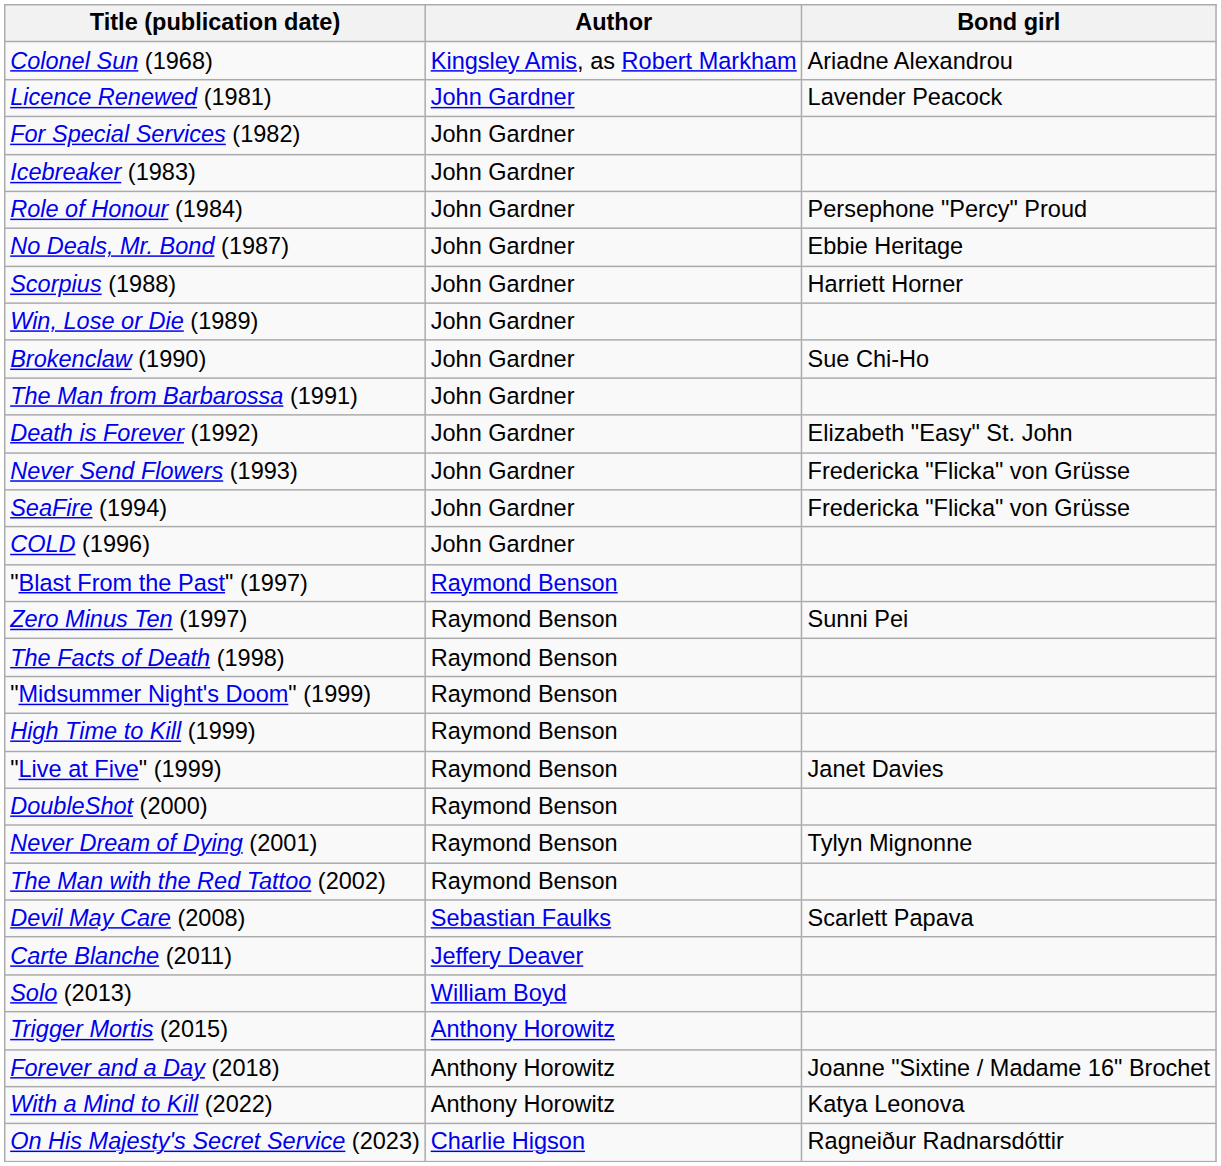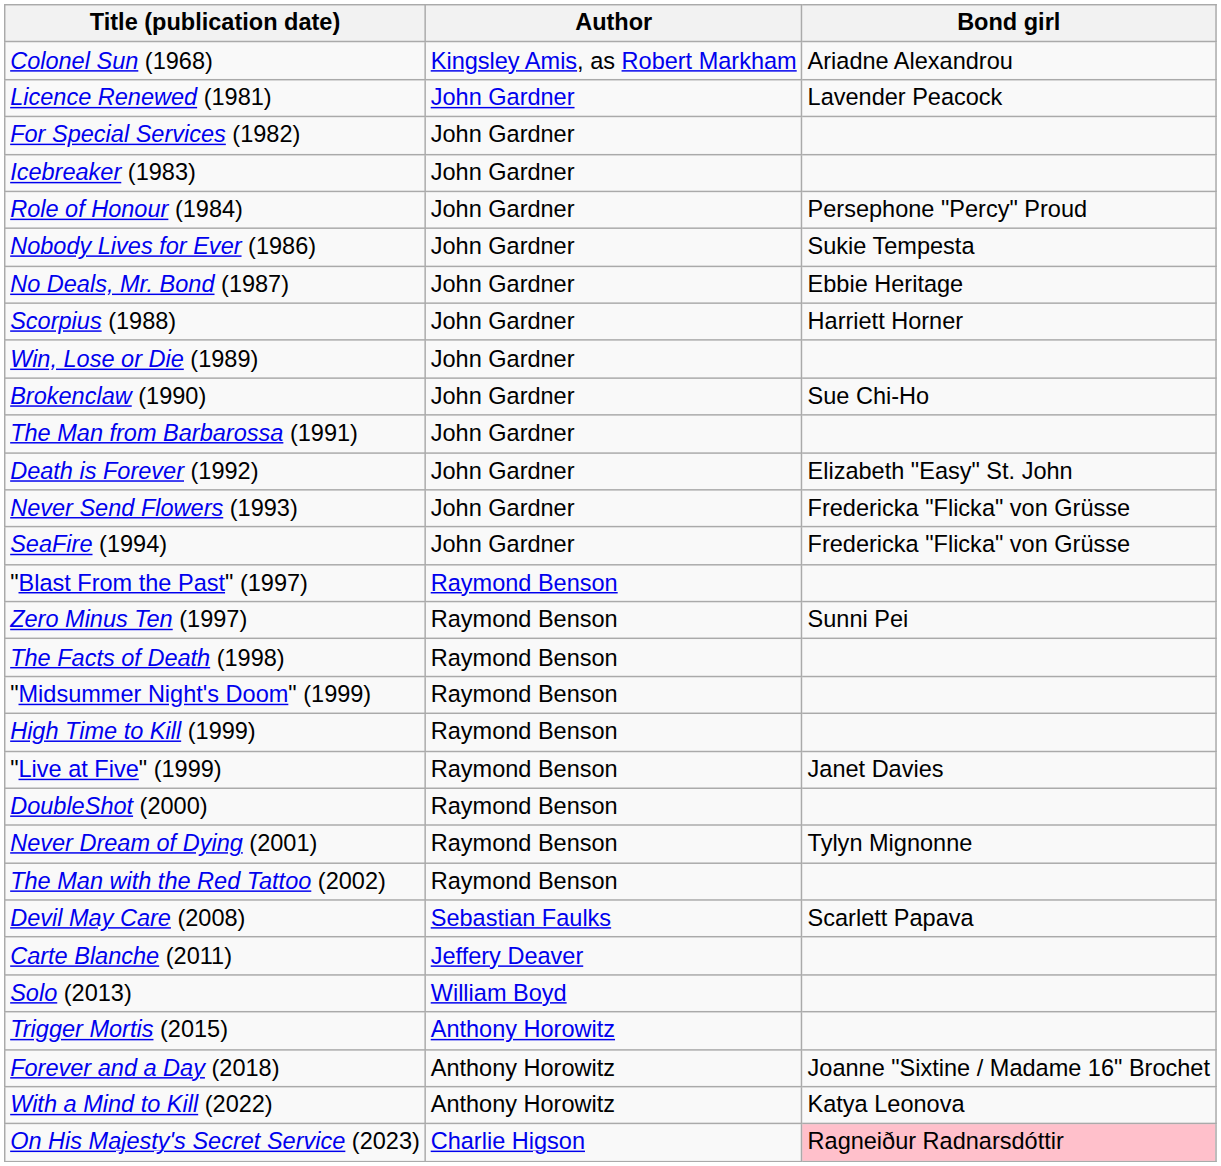+ row: (163, 246)
- row: (80, 545)
(936, 1142) no background -> (936, 1142) pink background
